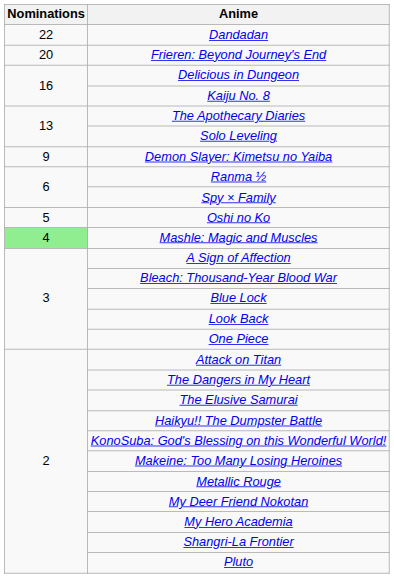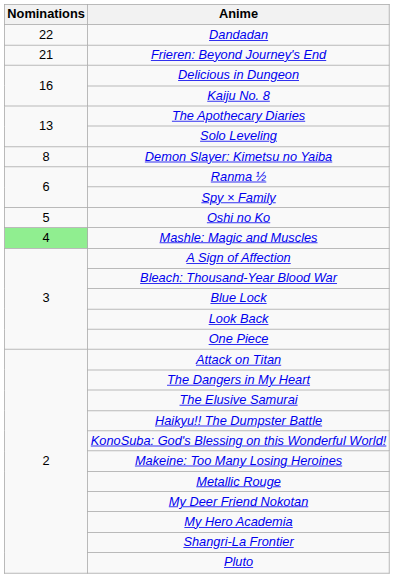(46, 55) 20 -> (46, 55) 21
(46, 156) 9 -> (46, 156) 8
